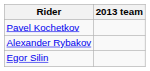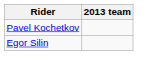- row: (49, 43)
